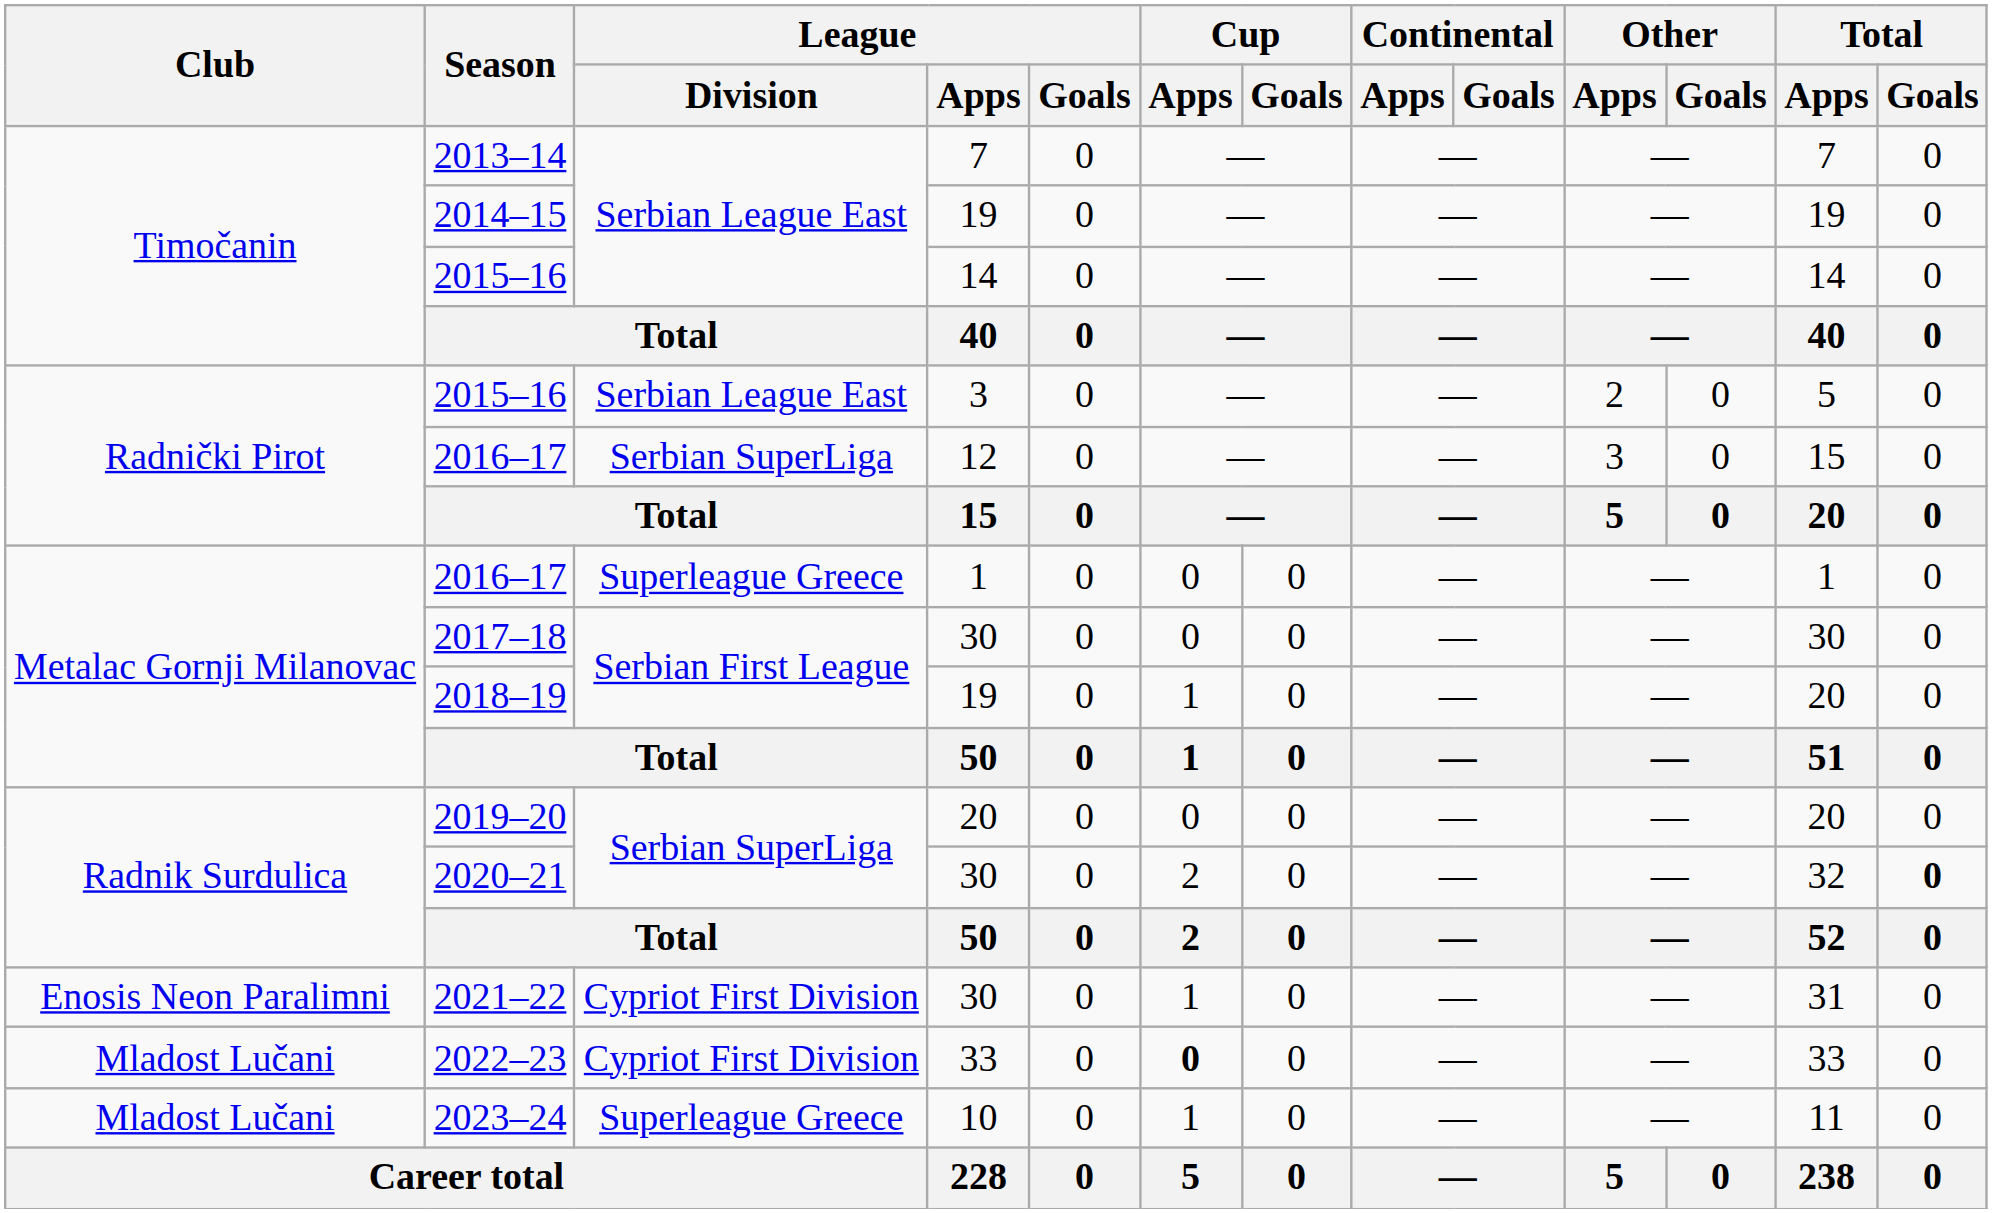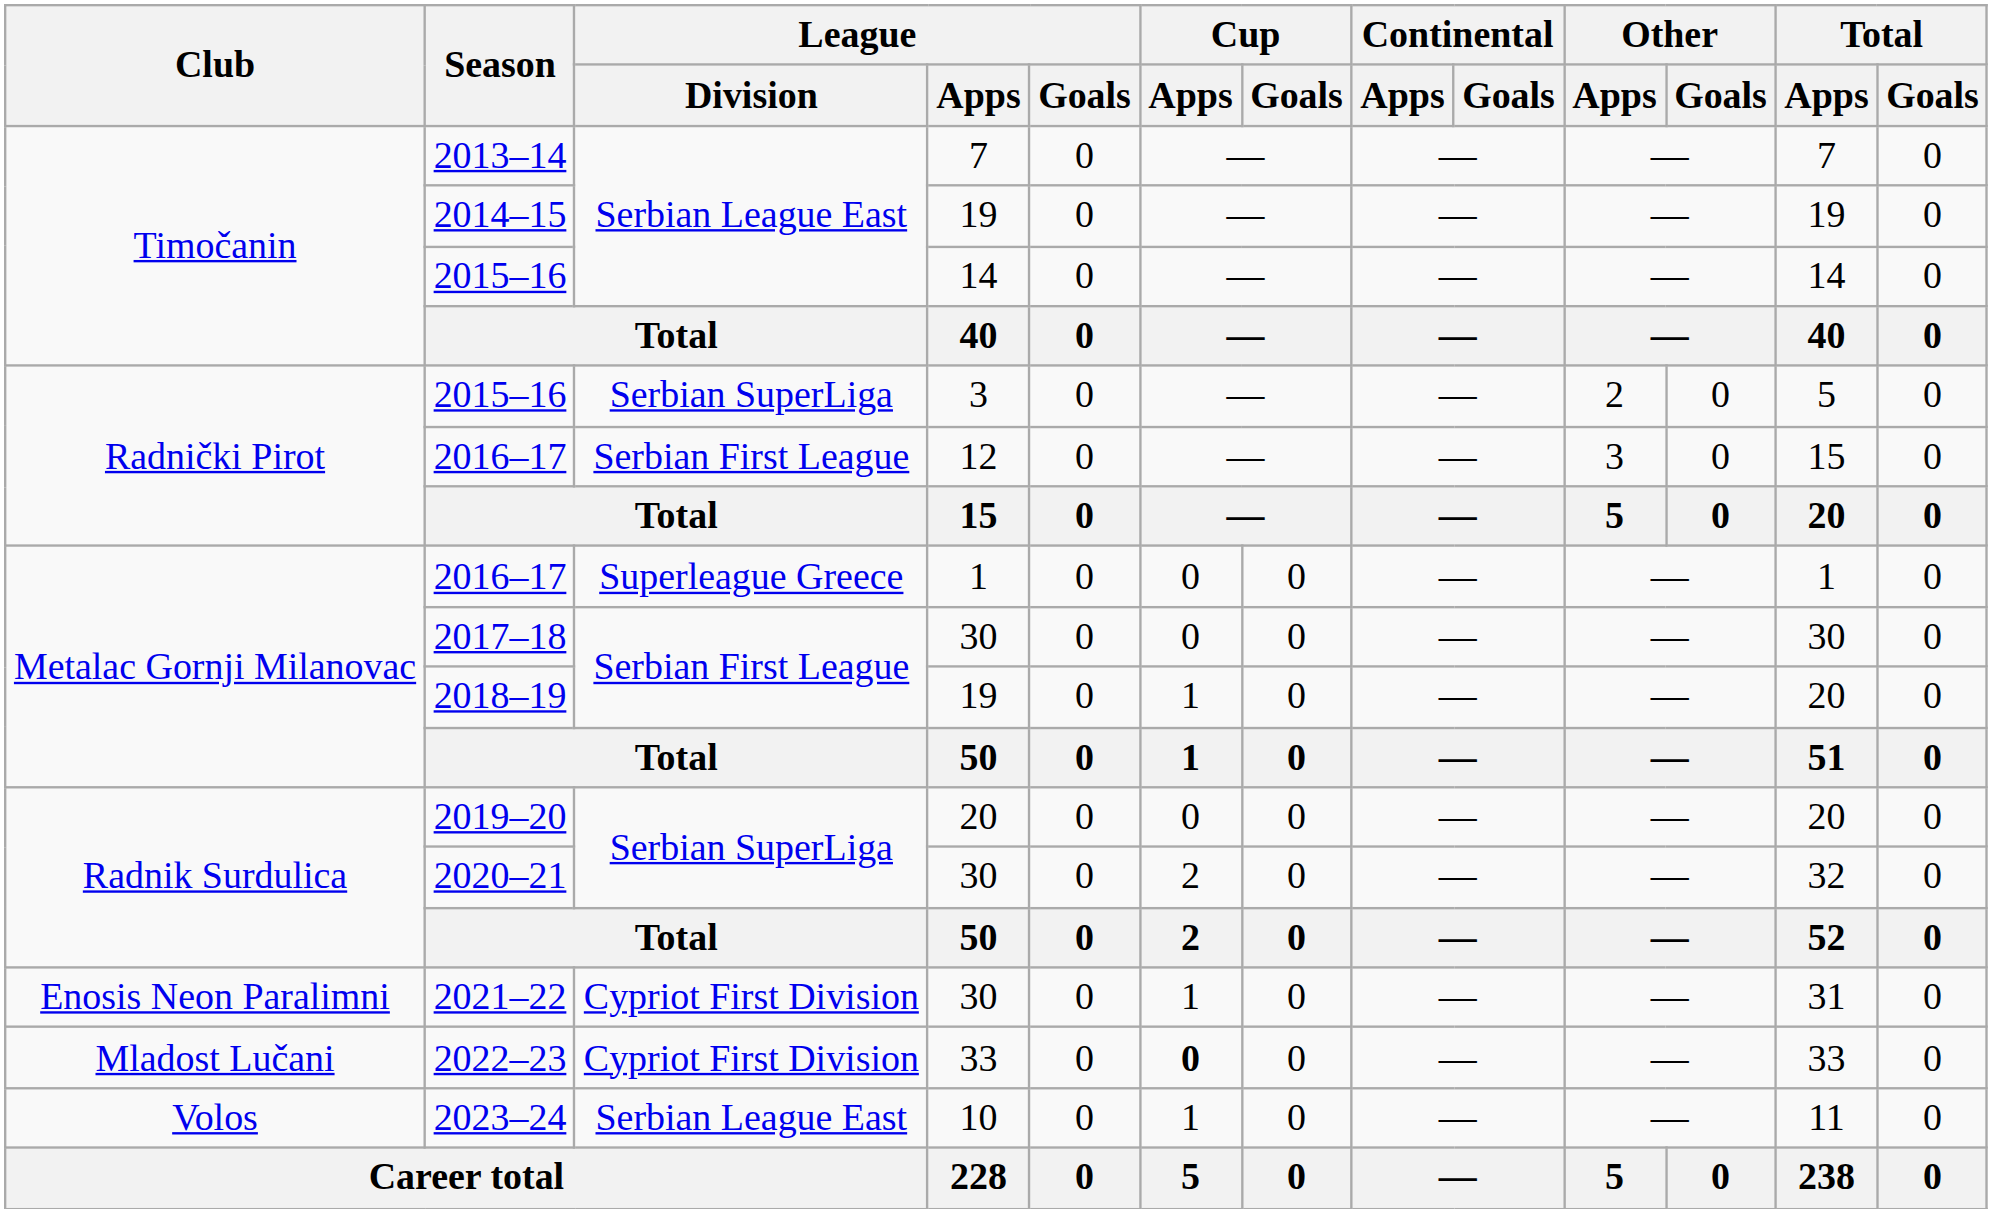(751, 395) Serbian League East -> (751, 395) Serbian SuperLiga
(751, 455) Serbian SuperLiga -> (751, 455) Serbian First League
(1933, 876) bold -> (1933, 876) normal
(215, 1117) Mladost Lučani -> (215, 1117) Volos
(751, 1117) Superleague Greece -> (751, 1117) Serbian League East
